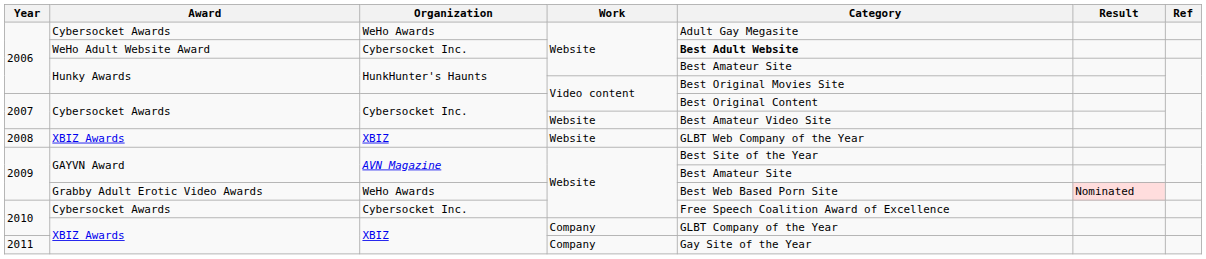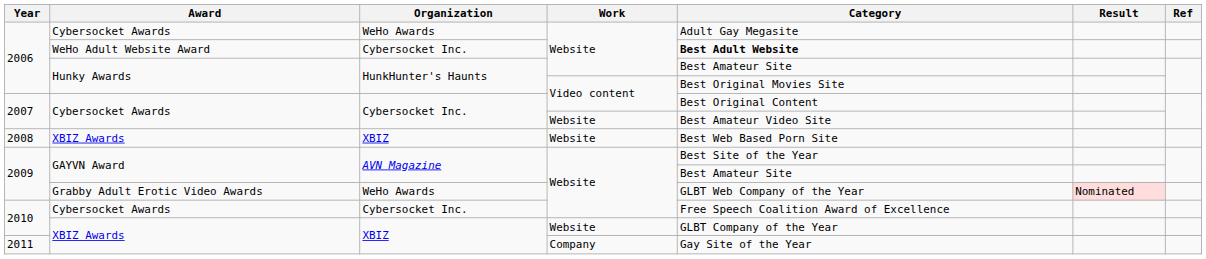(772, 138) GLBT Web Company of the Year -> (759, 138) Best Web Based Porn Site
(759, 191) Best Web Based Porn Site -> (772, 191) GLBT Web Company of the Year
(573, 227) Company -> (573, 227) Website
